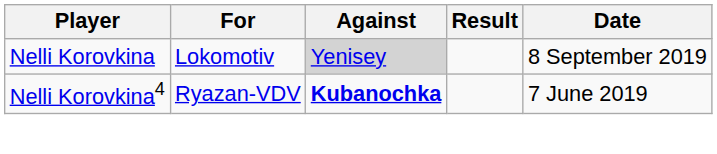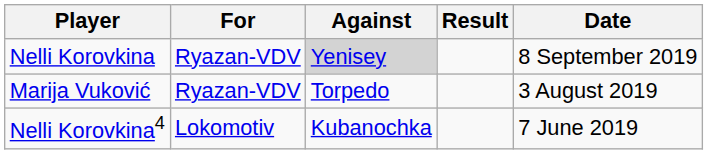(225, 56) Lokomotiv -> (238, 56) Ryazan-VDV
+ row: (80, 90)
(238, 93) Ryazan-VDV -> (225, 128) Lokomotiv
(376, 93) bold -> (371, 128) normal
